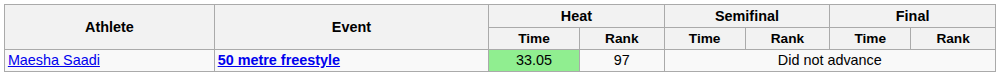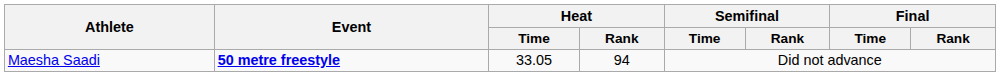(534, 60) lightgreen background -> (534, 60) no background
(622, 60) 97 -> (622, 60) 94
